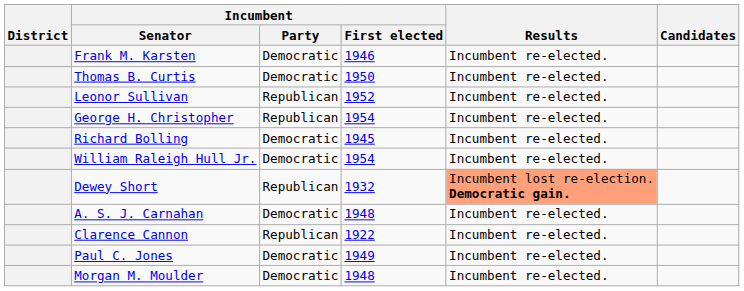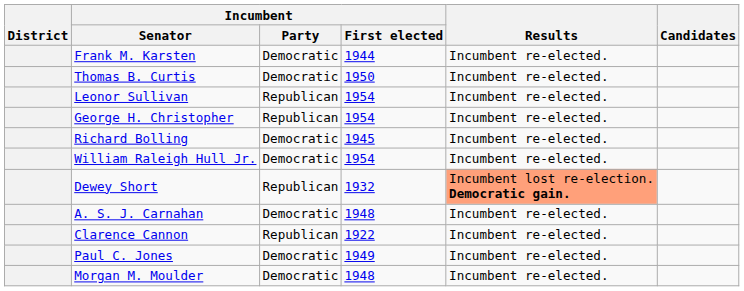(360, 56) 1946 -> (360, 56) 1944
(360, 97) 1952 -> (360, 97) 1954
